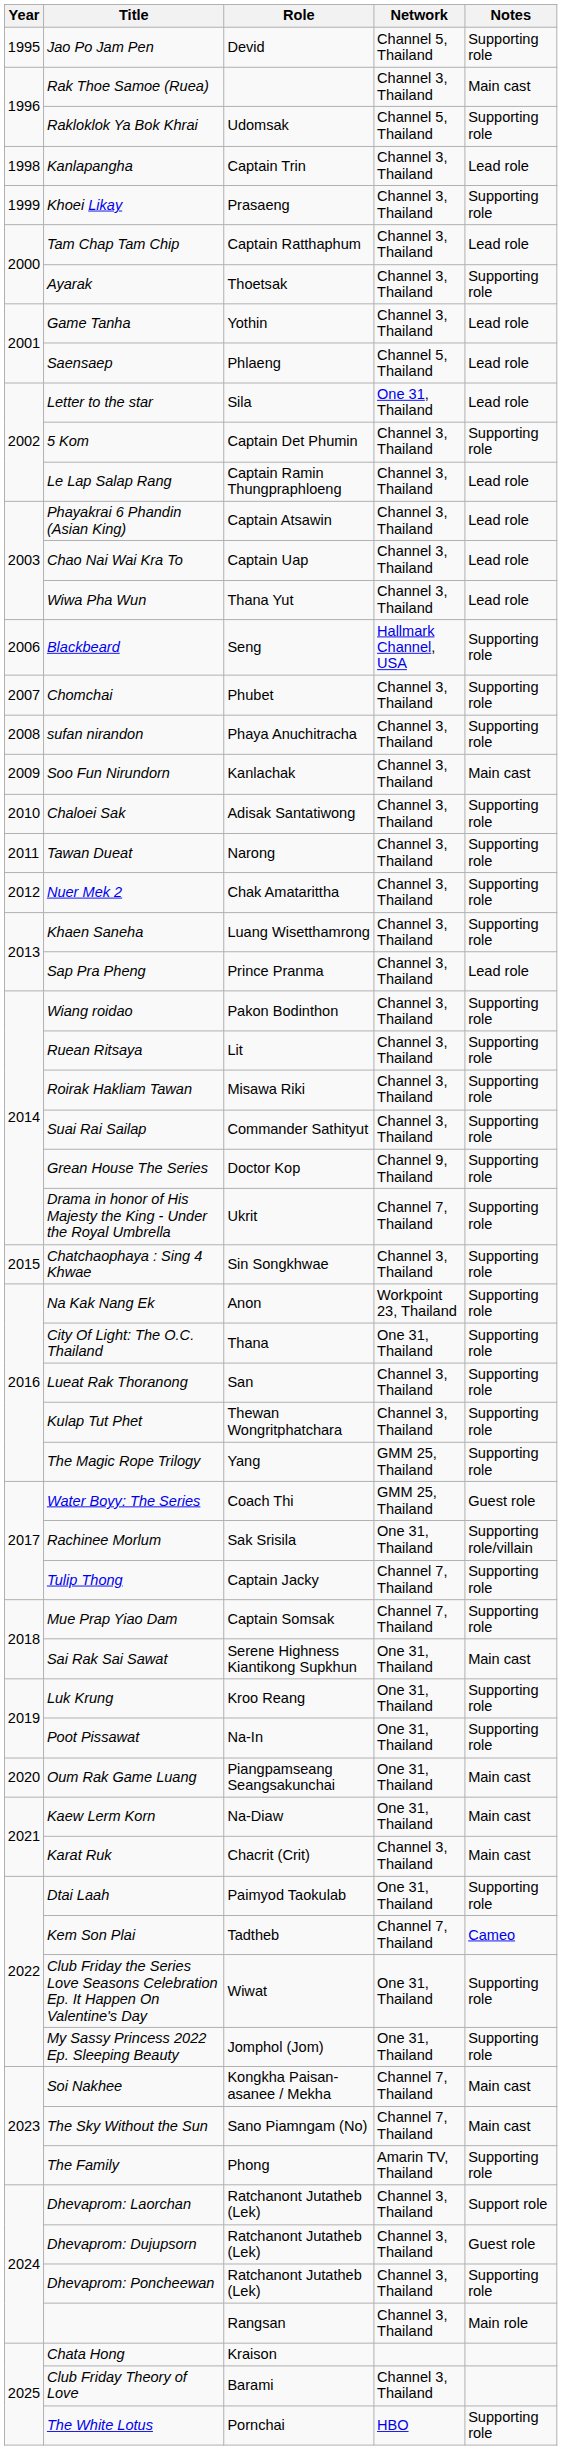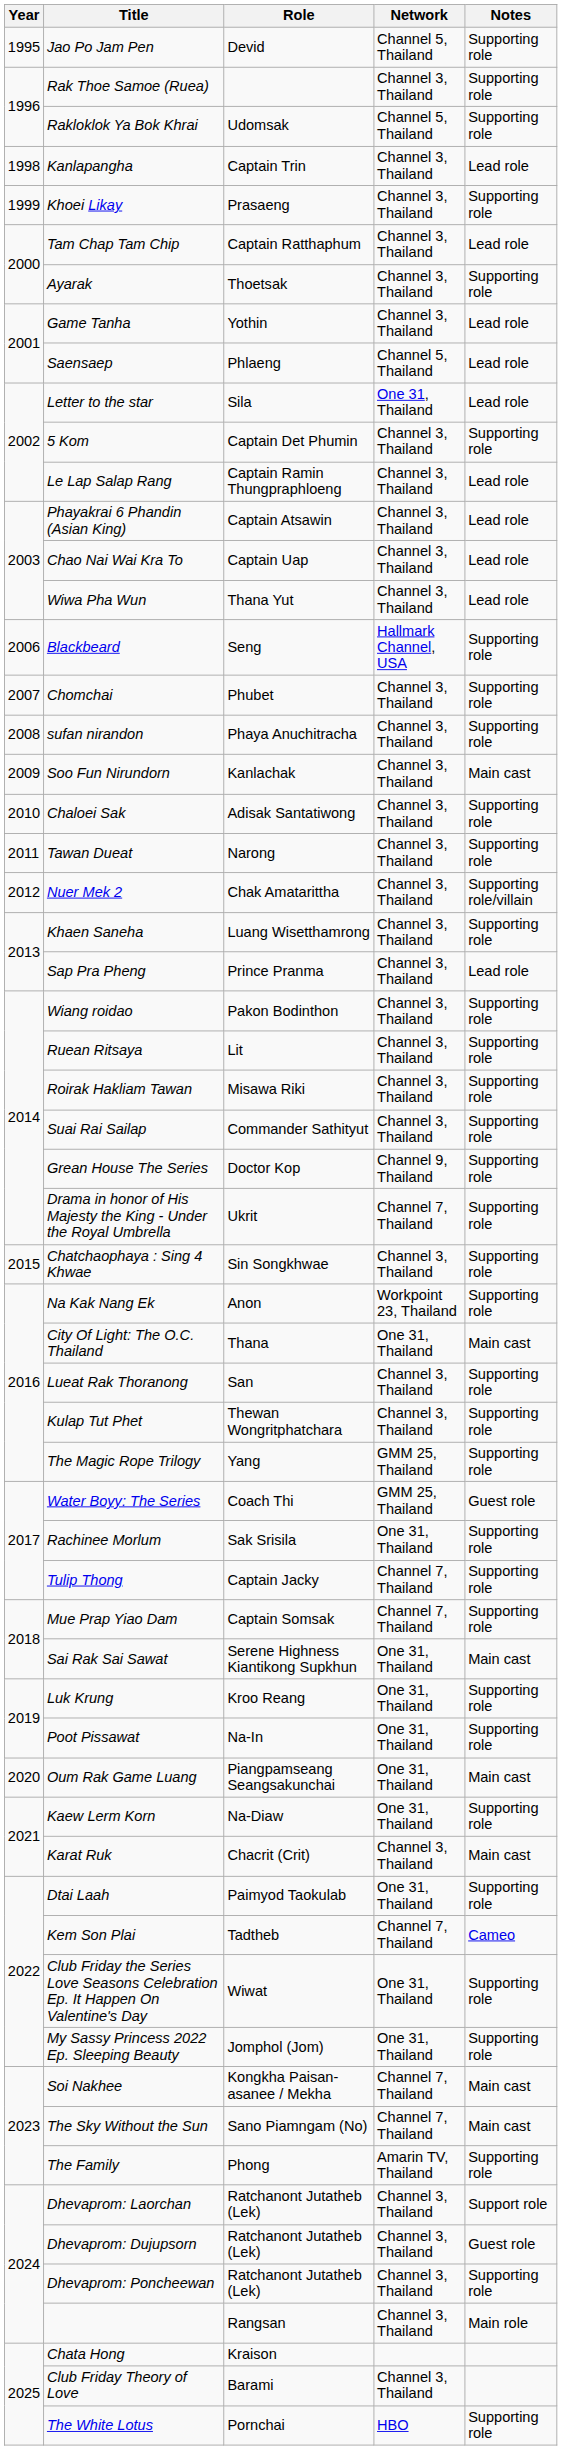(499, 86) Main cast -> (503, 86) Supporting role
(503, 892) Supporting role -> (503, 892) Supporting role/villain
(503, 1343) Supporting role -> (499, 1343) Main cast
(503, 1540) Supporting role/villain -> (503, 1540) Supporting role
(499, 1816) Main cast -> (503, 1816) Supporting role
